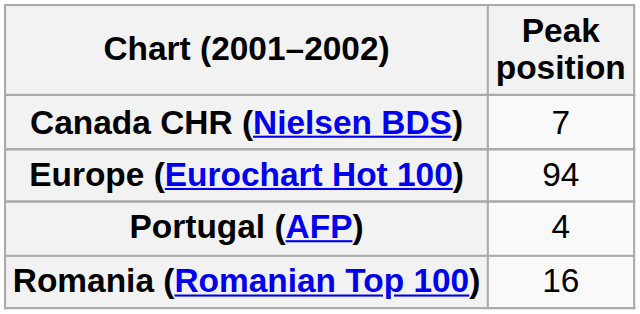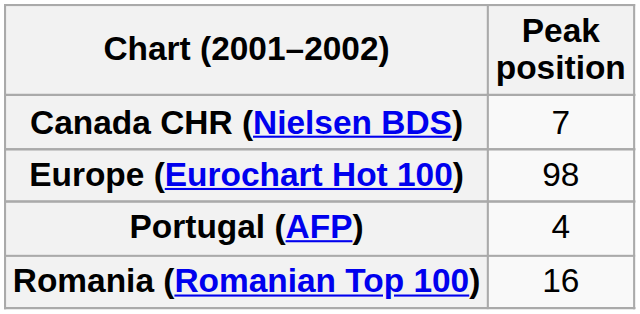(561, 174) 94 -> (561, 174) 98
